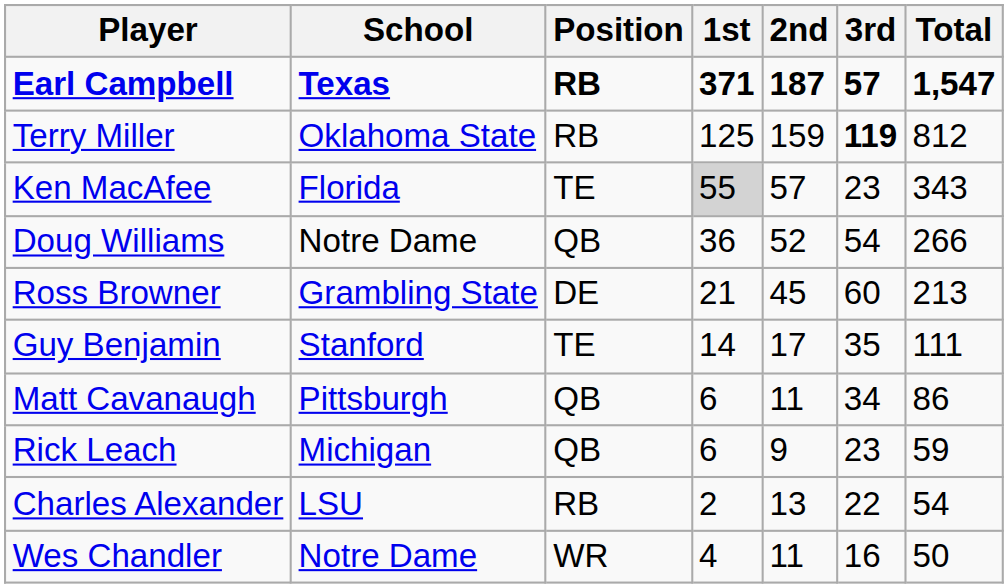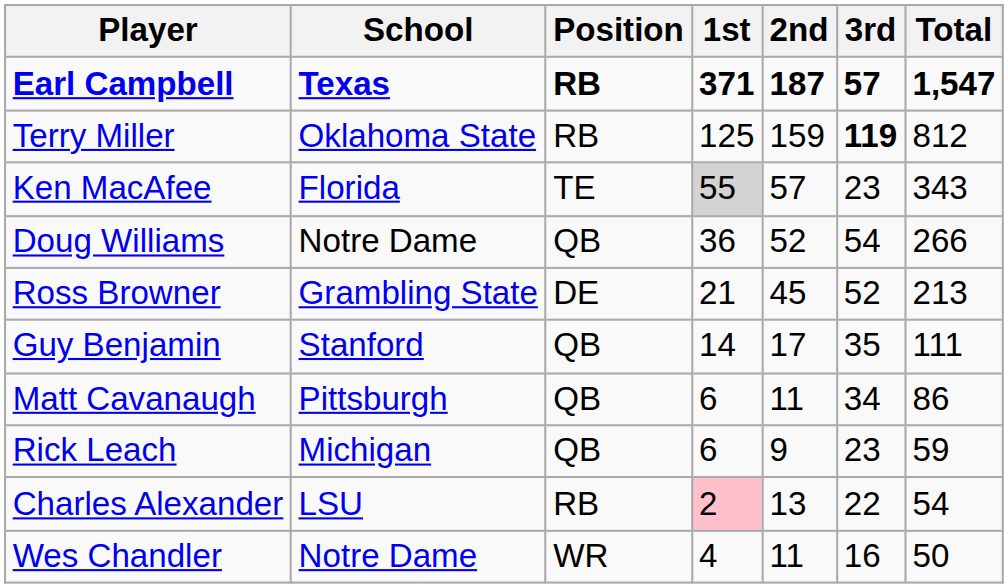(862, 293) 60 -> (862, 293) 52
(574, 345) TE -> (577, 345) QB
(708, 503) no background -> (708, 503) pink background
